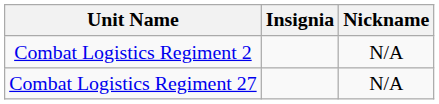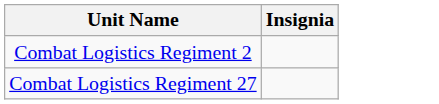- column: (386, 20)
